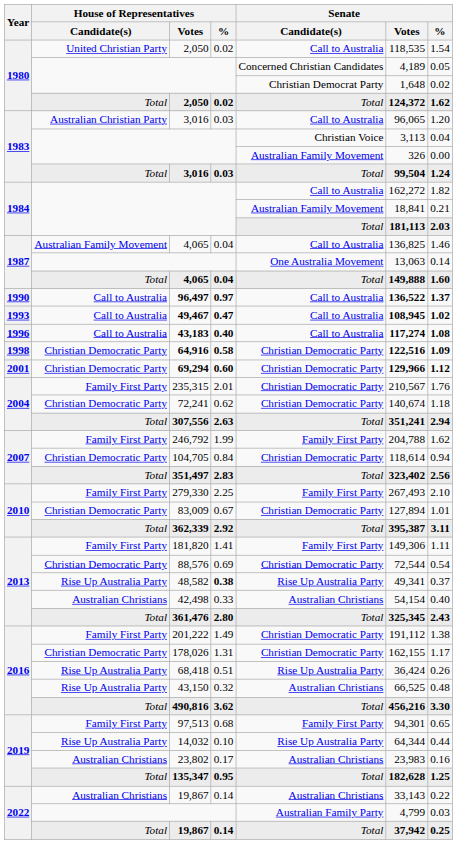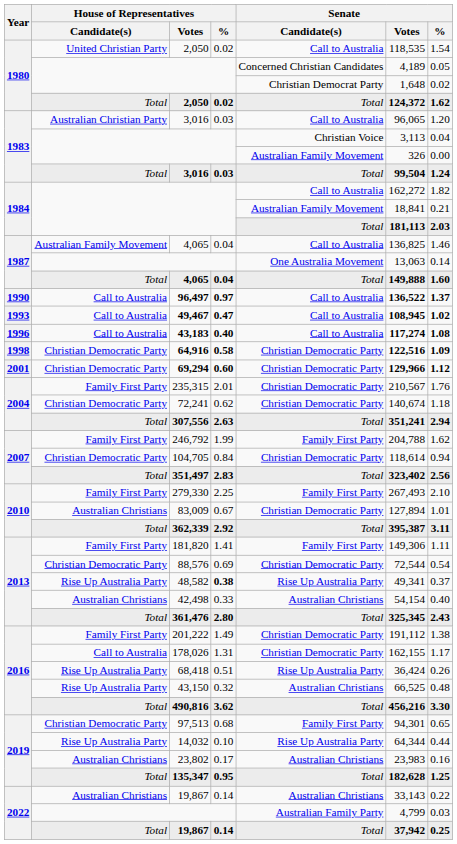(106, 510) Christian Democratic Party -> (120, 510) Australian Christians
(106, 652) Christian Democratic Party -> (130, 652) Call to Australia
(126, 723) Family First Party -> (106, 723) Christian Democratic Party
